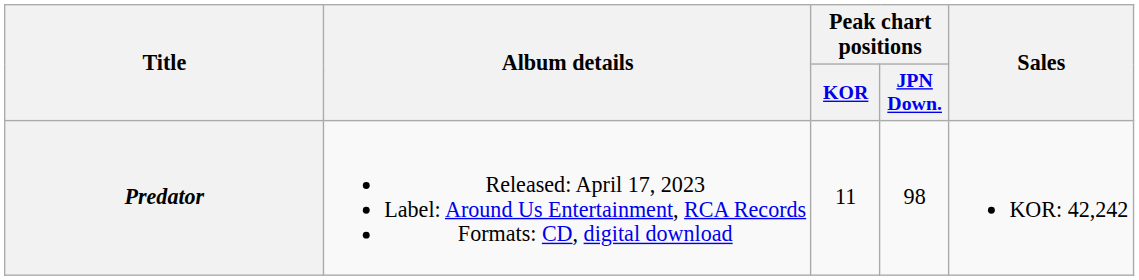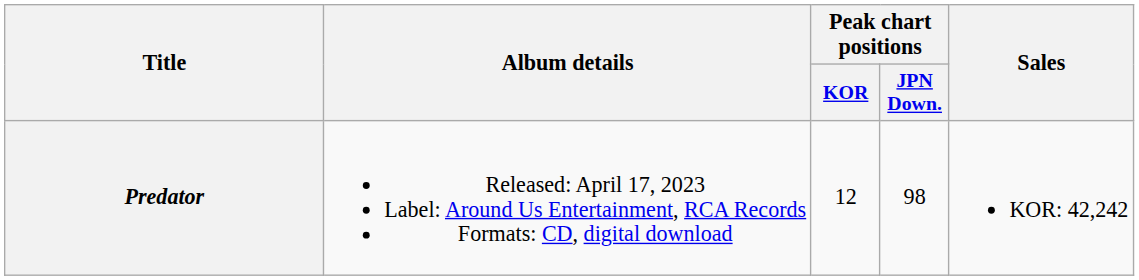(846, 197) 11 -> (846, 197) 12
